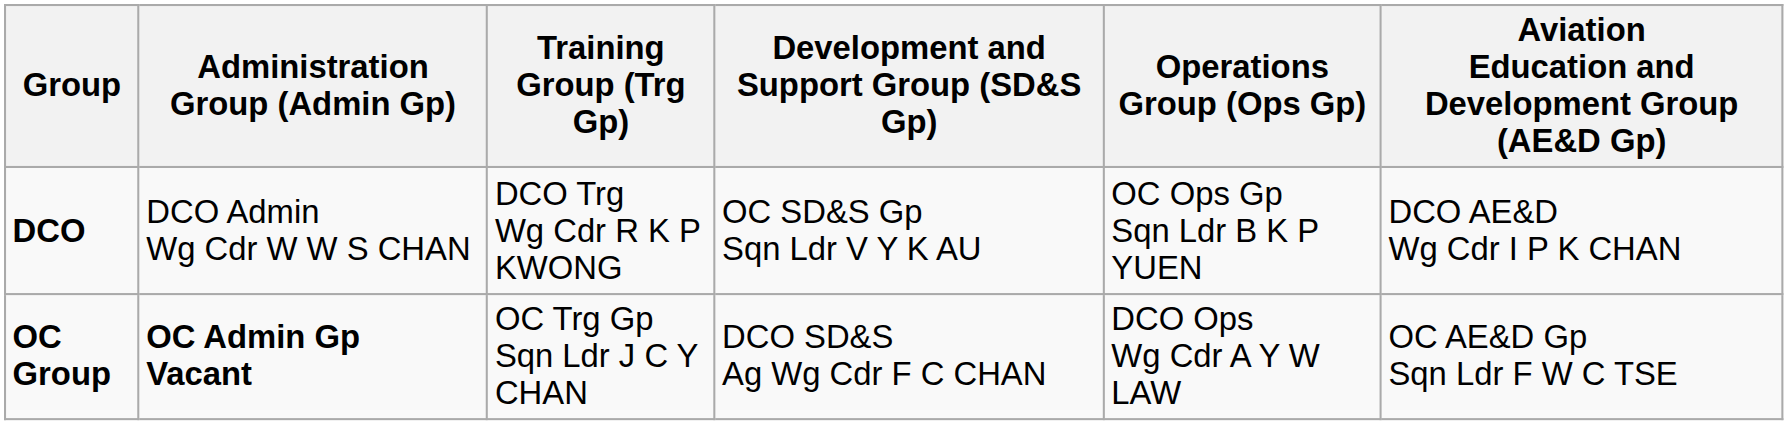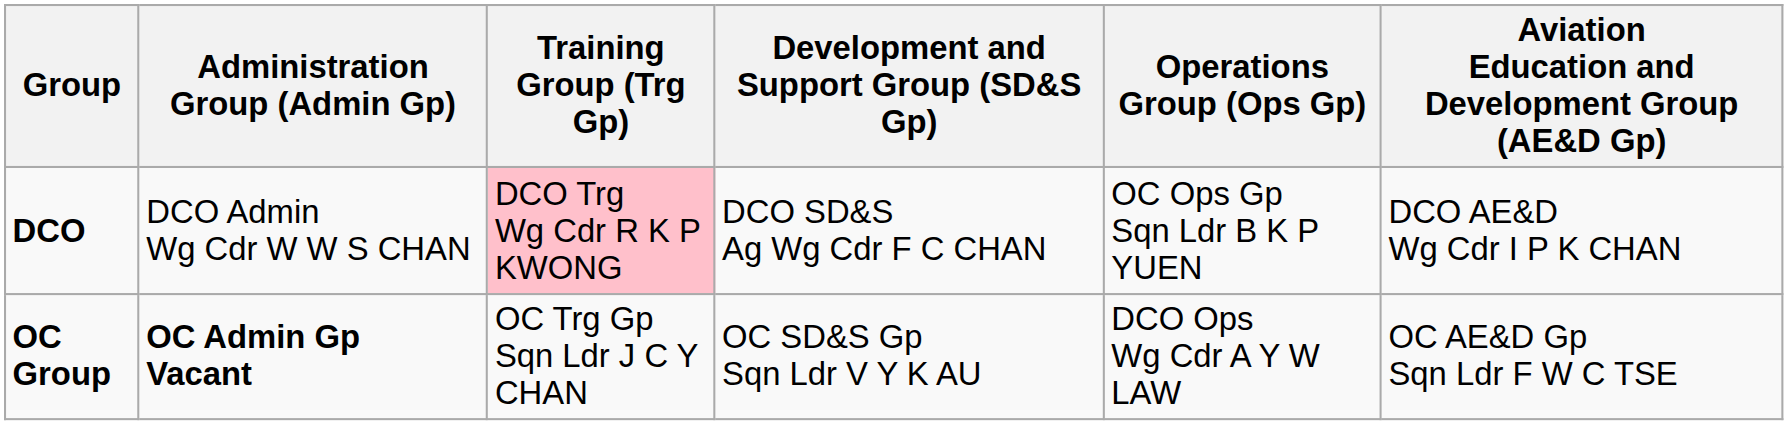(598, 230) no background -> (598, 230) pink background
(852, 230) OC SD&S Gp Sqn Ldr V Y K AU -> (884, 230) DCO SD&S Ag Wg Cdr F C CHAN
(884, 355) DCO SD&S Ag Wg Cdr F C CHAN -> (852, 355) OC SD&S Gp Sqn Ldr V Y K AU
